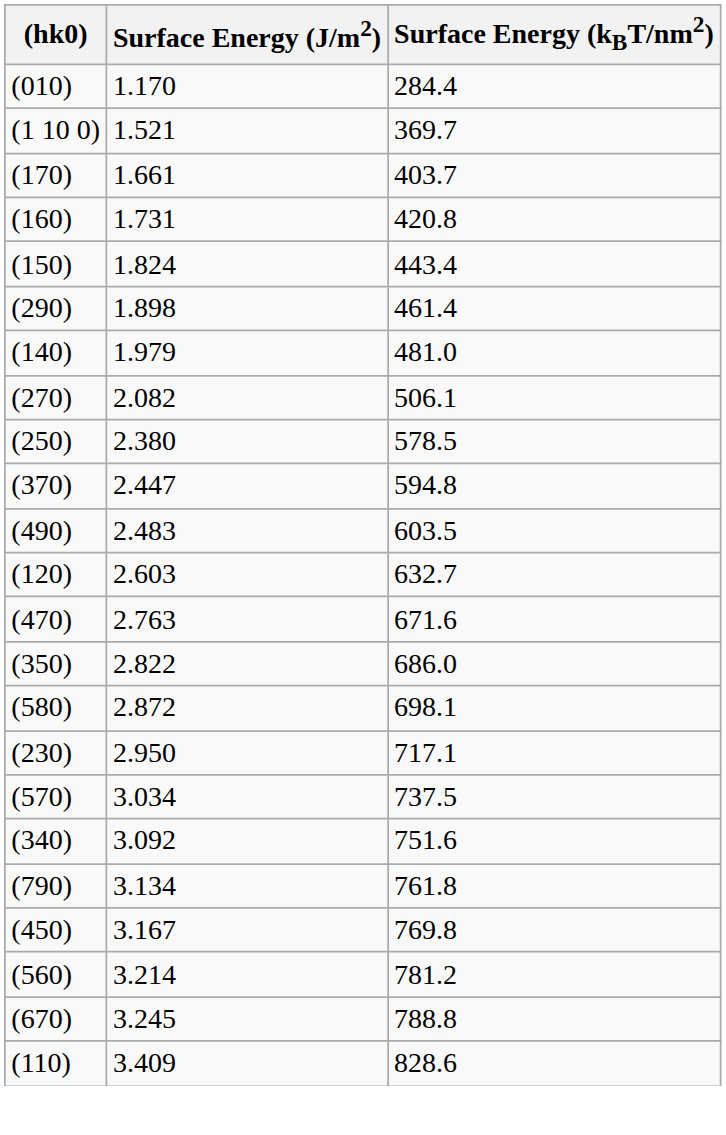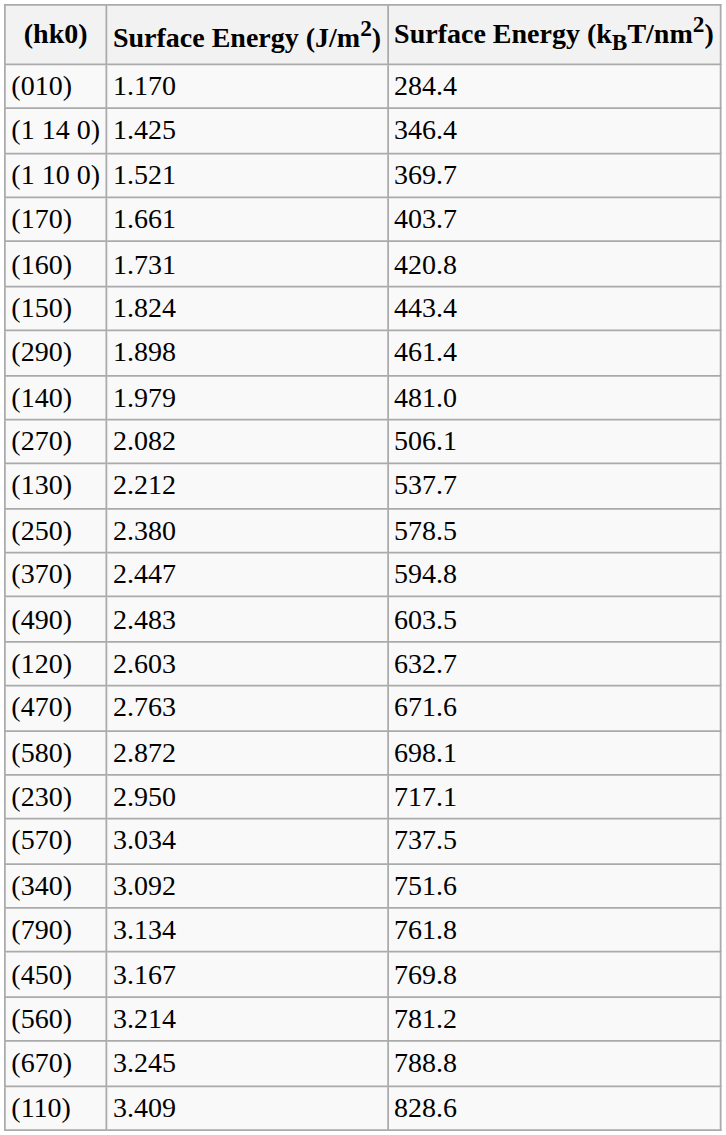+ row: (56, 130)
+ row: (42, 485)
- row: (42, 663)
